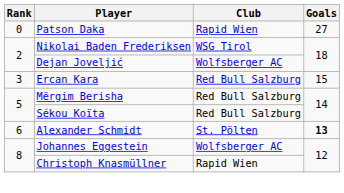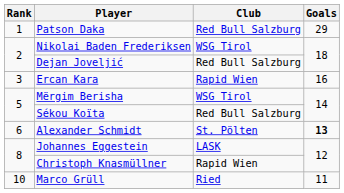(19, 30) 0 -> (19, 30) 1
(227, 30) Rapid Wien -> (248, 30) Red Bull Salzburg
(321, 30) 27 -> (321, 30) 29
(239, 63) Wolfsberger AC -> (248, 63) Red Bull Salzburg
(248, 80) Red Bull Salzburg -> (227, 80) Rapid Wien
(321, 80) 15 -> (321, 80) 16
(248, 96) Red Bull Salzburg -> (224, 96) WSG Tirol
(239, 147) Wolfsberger AC -> (208, 147) LASK
+ row: (70, 180)
